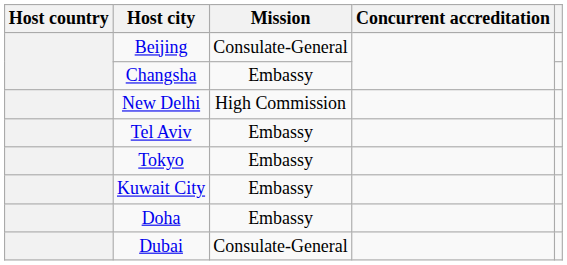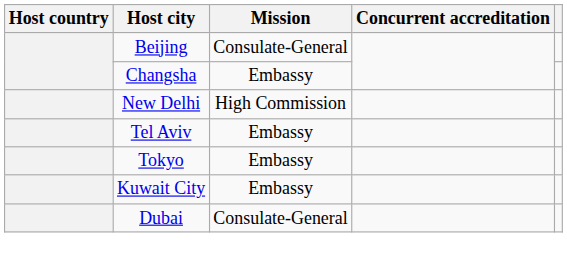- row: (161, 217)
